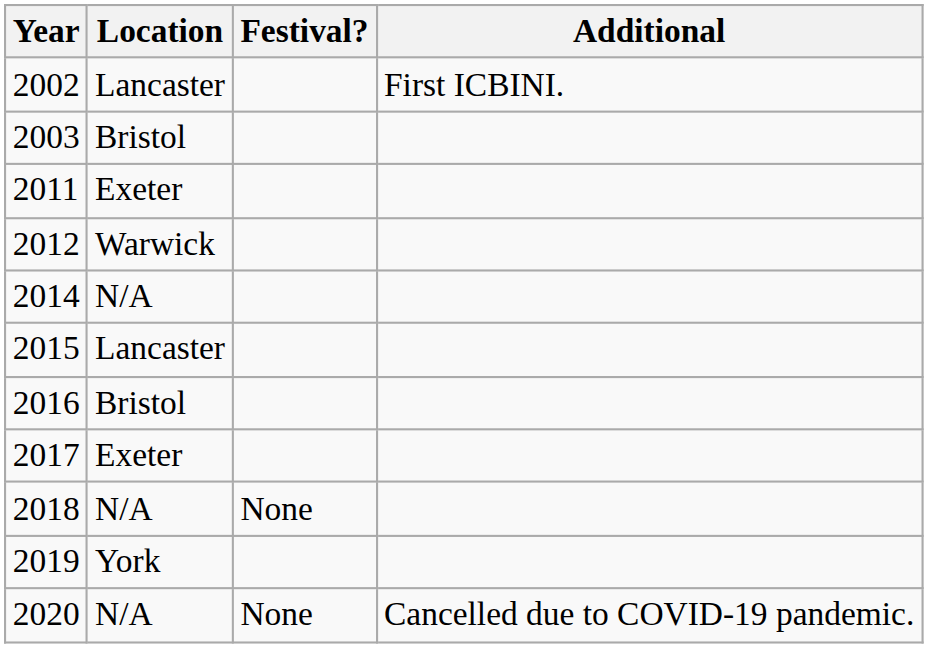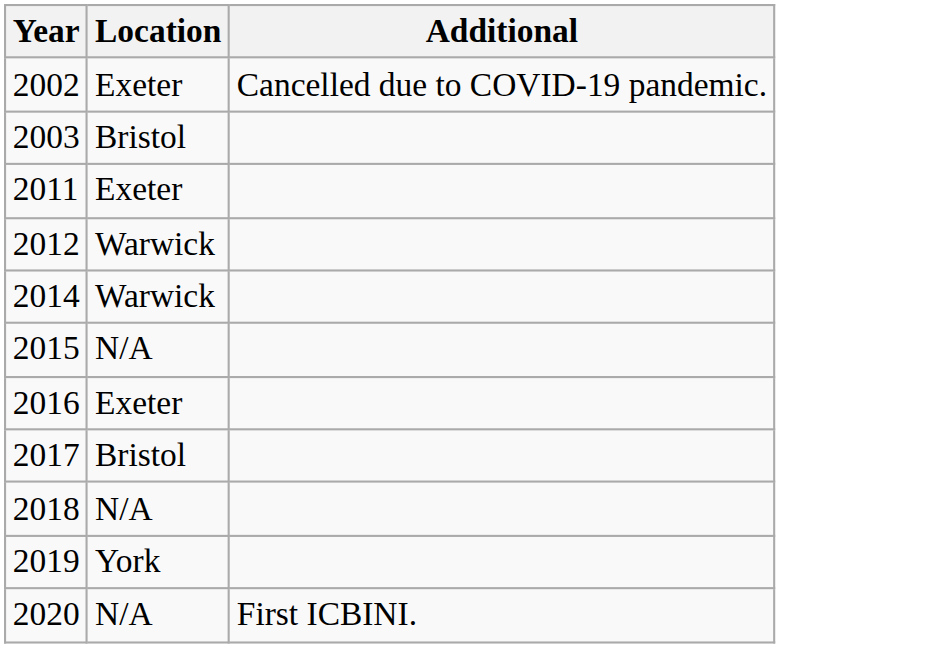- column: (305, 31)
(160, 84) Lancaster -> (139, 84) Exeter
(474, 84) First ICBINI. -> (502, 84) Cancelled due to COVID-19 pandemic.
(124, 296) N/A -> (155, 296) Warwick
(160, 349) Lancaster -> (124, 349) N/A
(141, 402) Bristol -> (139, 402) Exeter
(139, 455) Exeter -> (141, 455) Bristol
(649, 614) Cancelled due to COVID-19 pandemic. -> (327, 614) First ICBINI.
